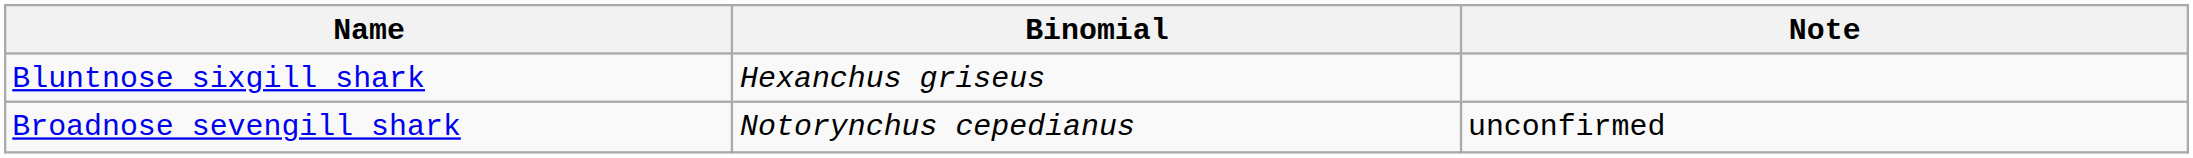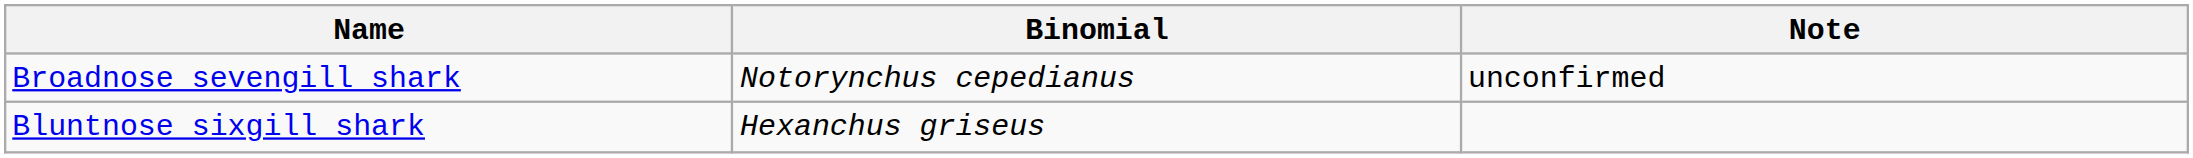rows swapped: (219, 78) <-> (237, 127)
